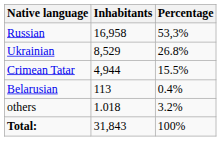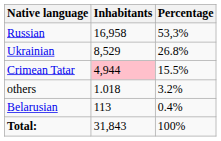(107, 70) no background -> (107, 70) pink background
rows swapped: (32, 88) <-> (22, 107)
